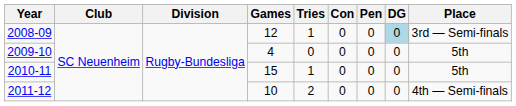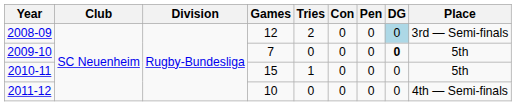(311, 33) 1 -> (311, 33) 2
(271, 52) 4 -> (271, 52) 7
(397, 52) normal -> (397, 52) bold
(311, 91) 2 -> (311, 91) 0
